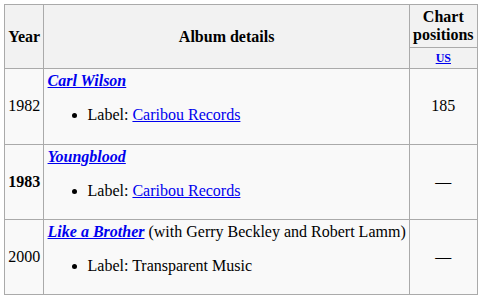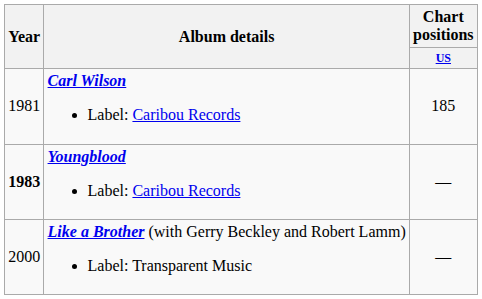(24, 106) 1982 -> (24, 106) 1981
